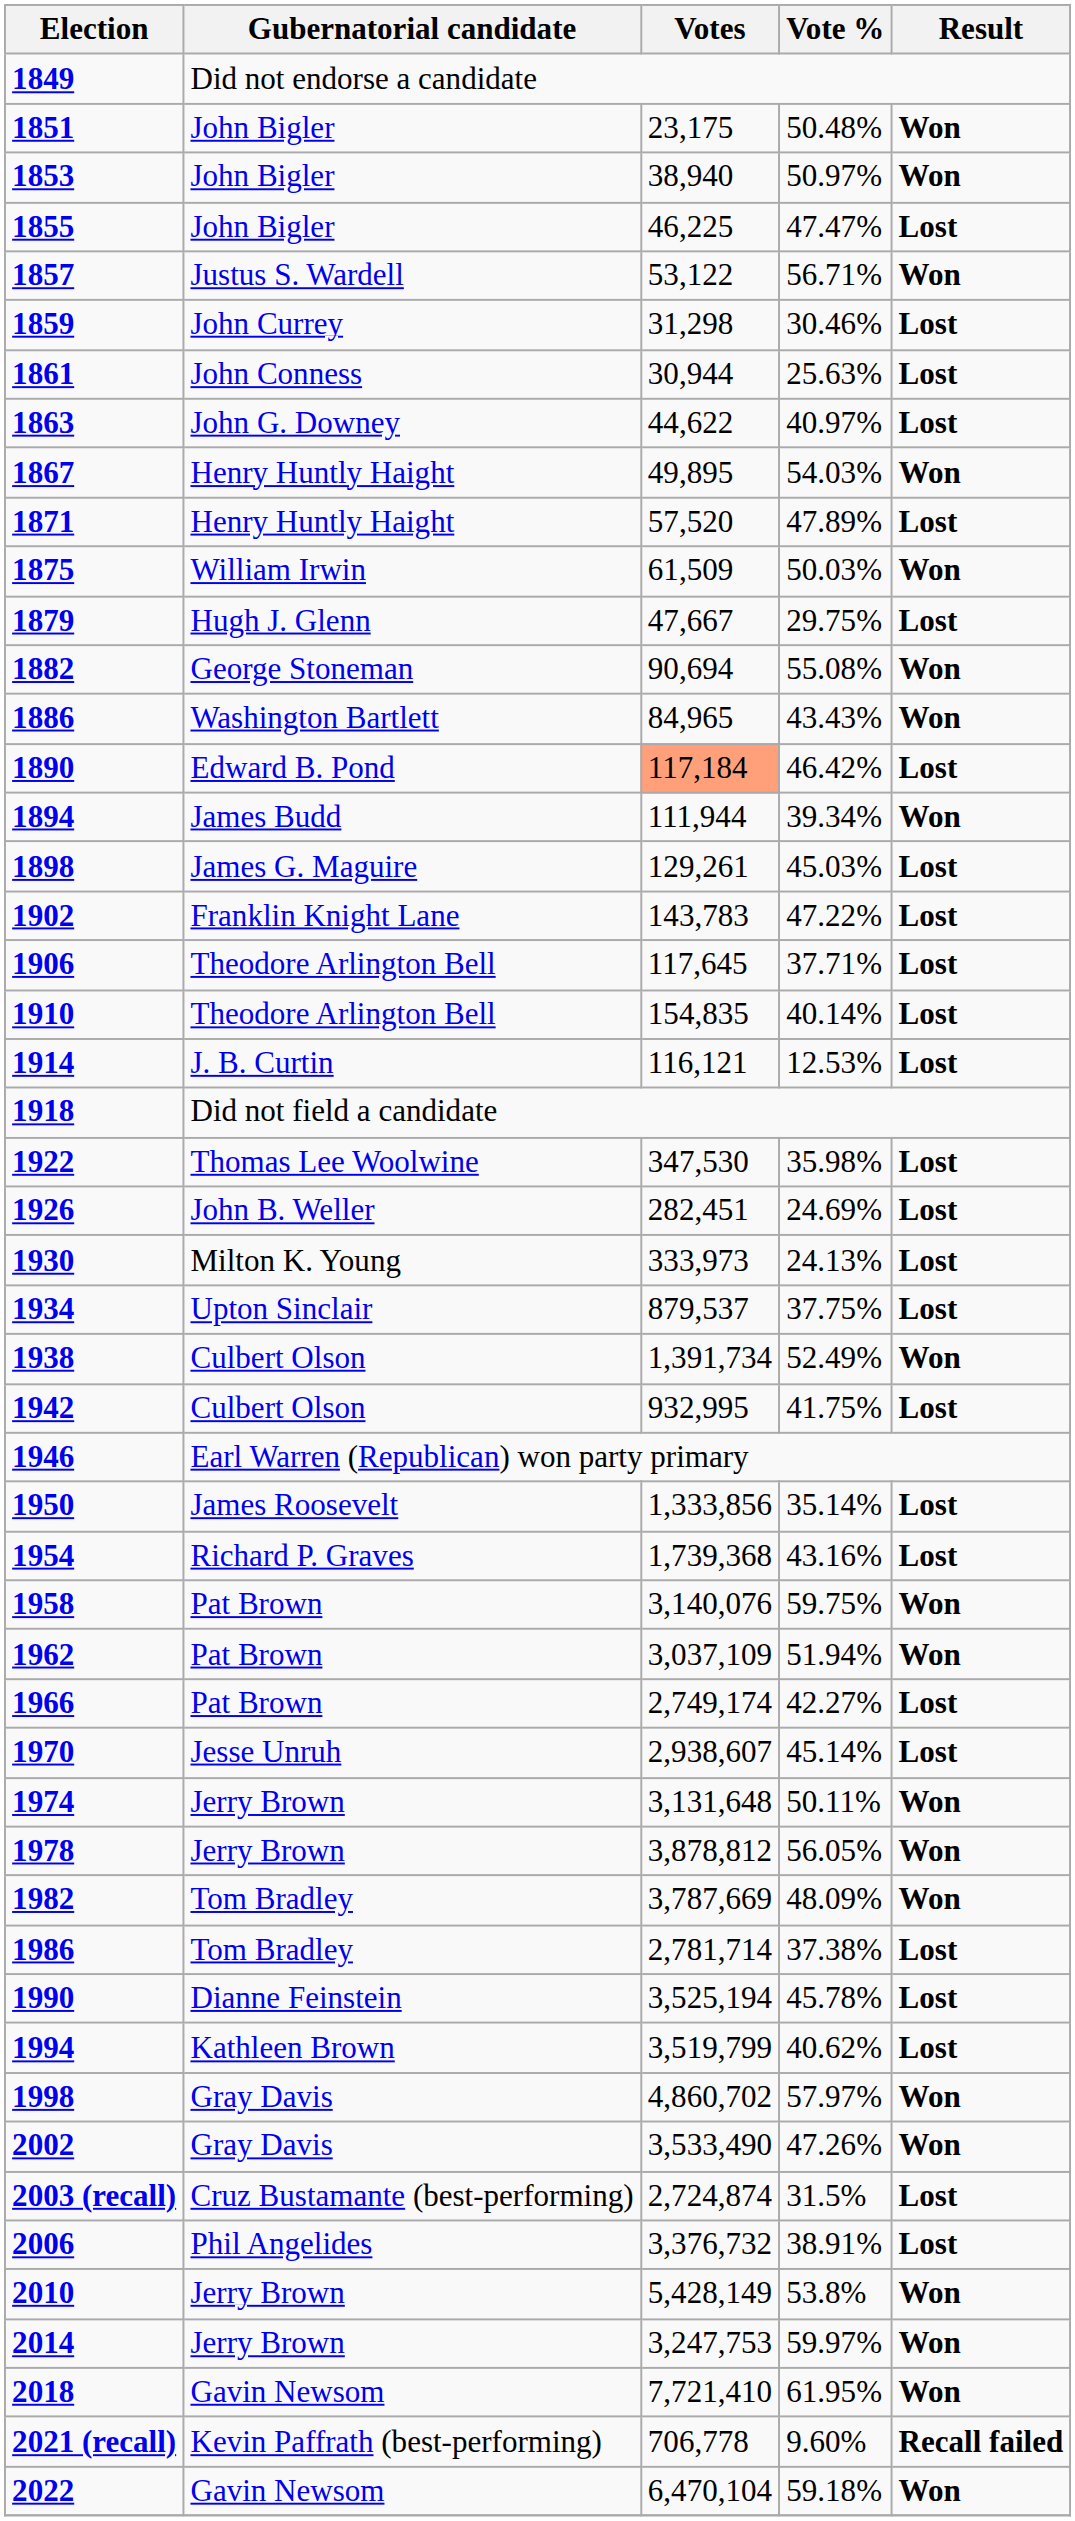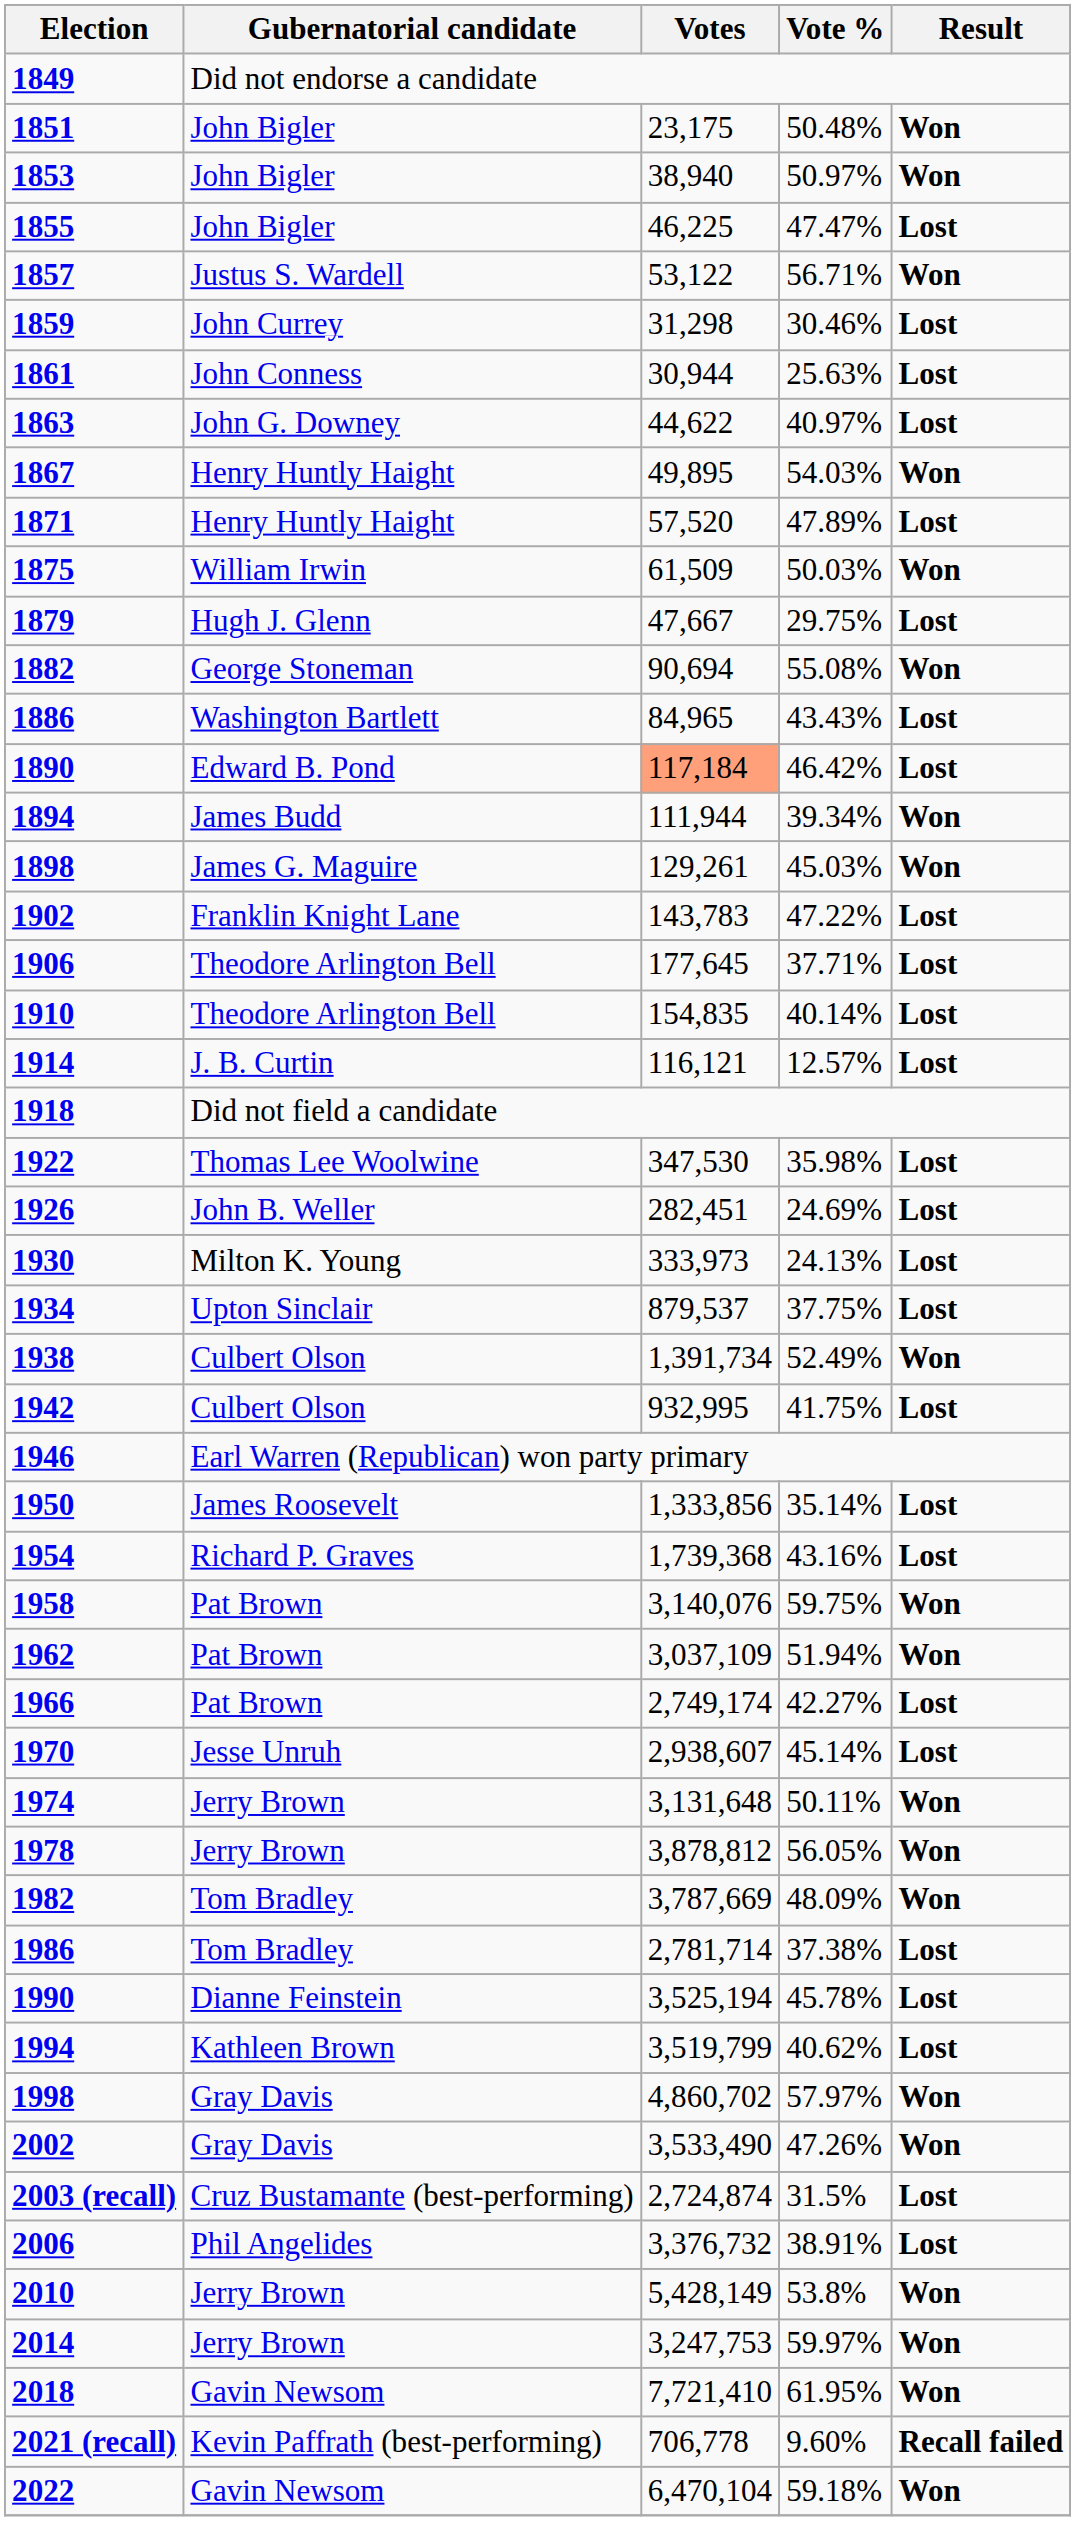(930, 718) Won -> (928, 718) Lost
(928, 865) Lost -> (930, 865) Won
(698, 964) 117,645 -> (698, 964) 177,645
(834, 1062) 12.53% -> (834, 1062) 12.57%
